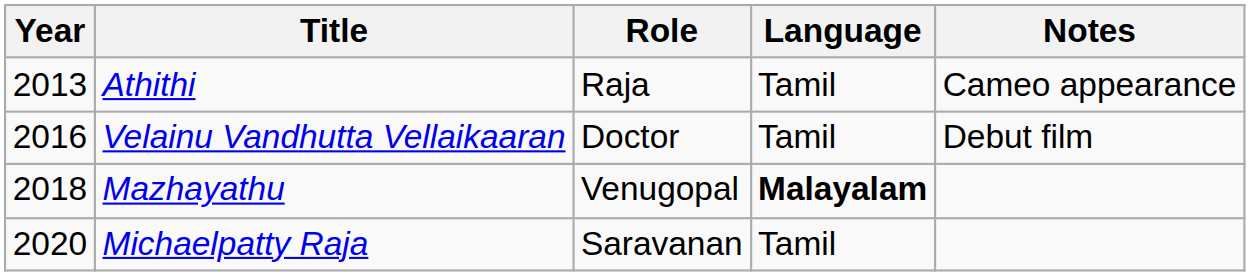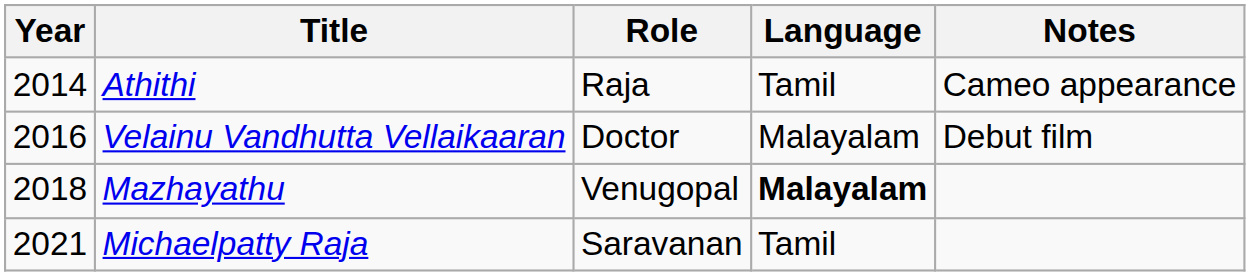(50, 84) 2013 -> (50, 84) 2014
(797, 137) Tamil -> (839, 137) Malayalam
(50, 243) 2020 -> (50, 243) 2021
